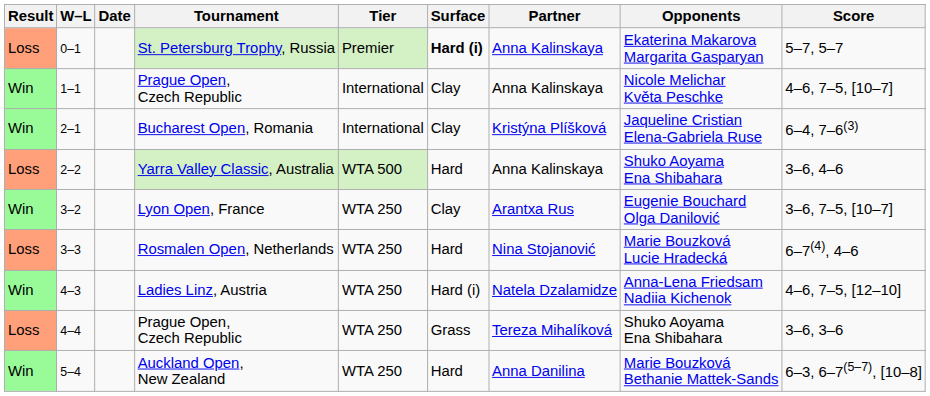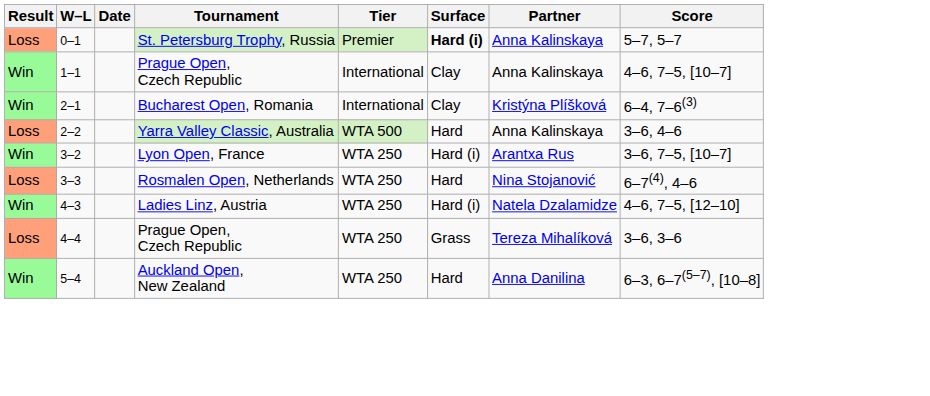- column: (701, 16)
(446, 209) Clay -> (455, 155) Hard (i)
